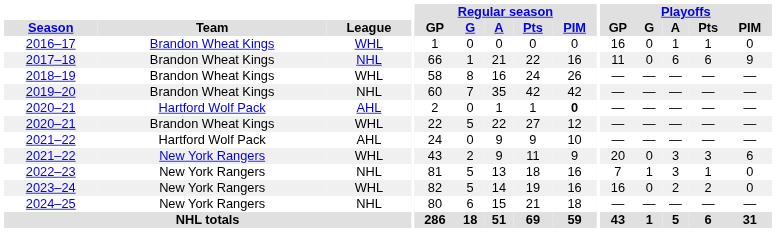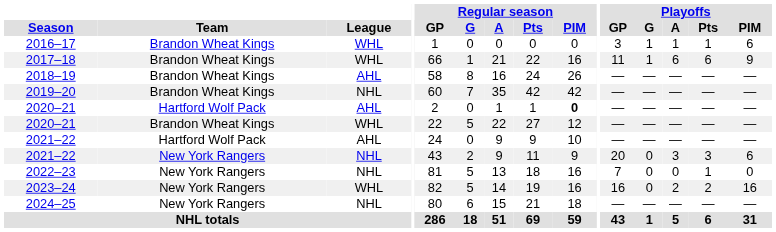(618, 44) 16 -> (618, 44) 3
(649, 44) 0 -> (649, 44) 1
(750, 44) 0 -> (750, 44) 6
(369, 60) NHL -> (369, 60) WHL
(649, 60) 0 -> (649, 60) 1
(369, 76) WHL -> (369, 76) AHL
(369, 156) WHL -> (369, 156) NHL
(649, 172) 1 -> (649, 172) 0
(675, 172) 3 -> (675, 172) 0
(750, 188) 0 -> (750, 188) 16
